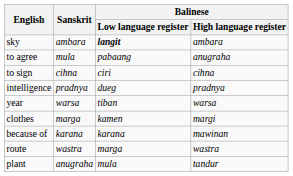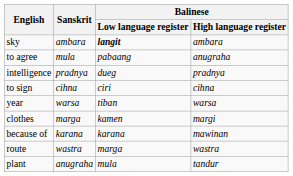rows swapped: (19, 73) <-> (29, 88)
